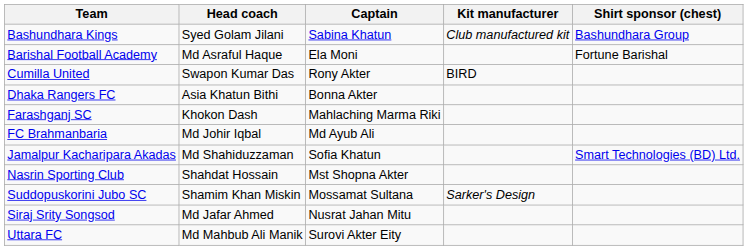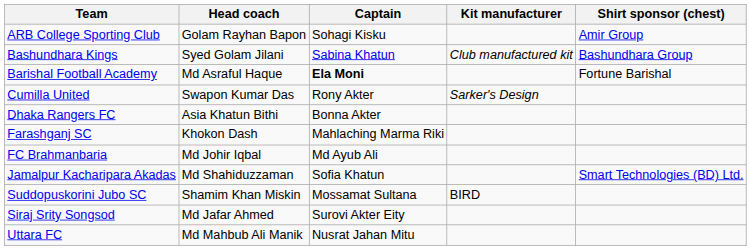+ row: (84, 34)
(333, 54) normal -> (338, 74) bold
(461, 74) BIRD -> (494, 94) Sarker's Design
- row: (66, 174)
(491, 194) Sarker's Design -> (465, 194) BIRD
(360, 214) Nusrat Jahan Mitu -> (358, 214) Surovi Akter Eity
(355, 235) Surovi Akter Eity -> (363, 235) Nusrat Jahan Mitu
